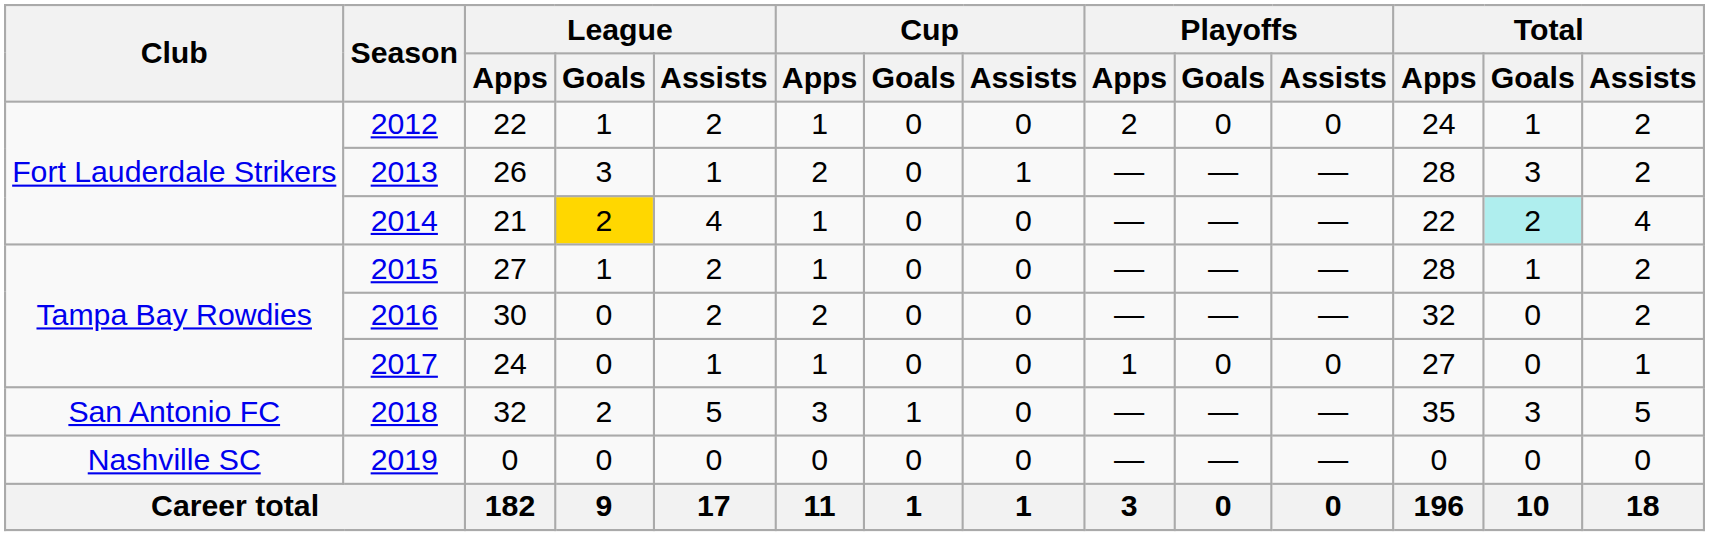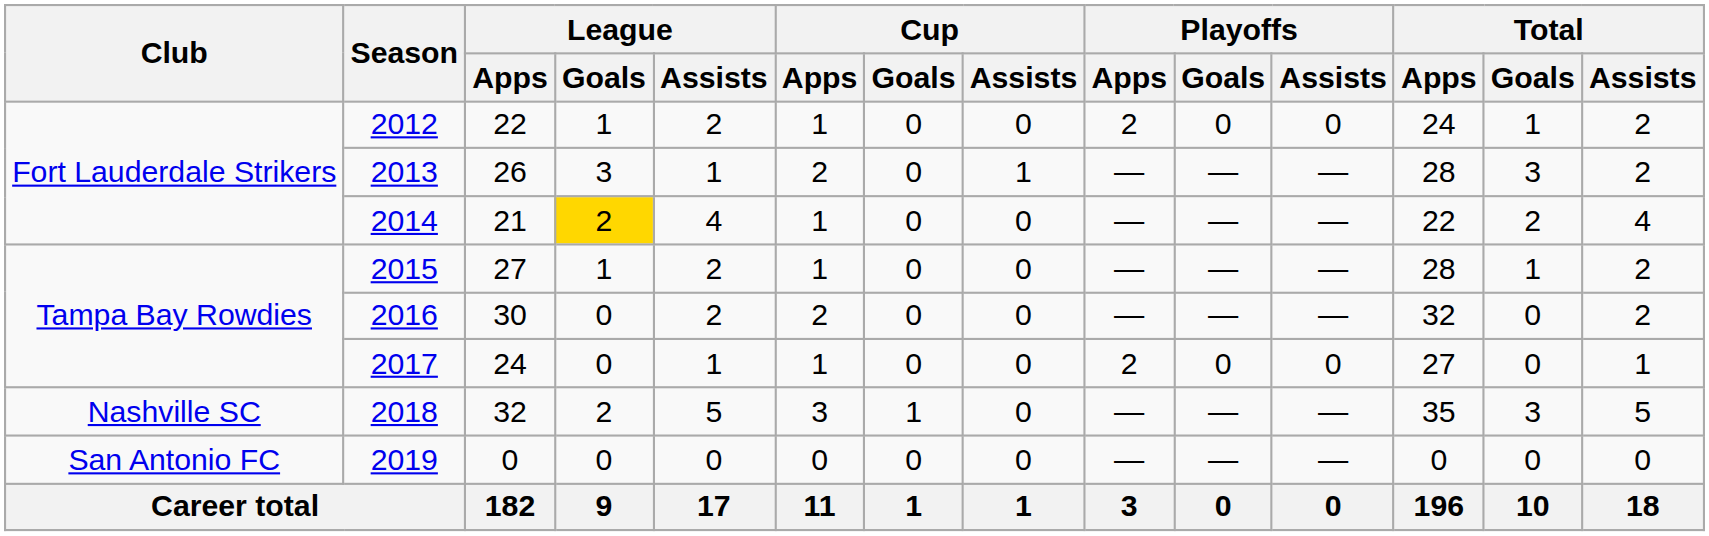(1533, 220) paleturquoise background -> (1533, 220) no background
(1129, 364) 1 -> (1129, 364) 2
(174, 412) San Antonio FC -> (174, 412) Nashville SC
(174, 459) Nashville SC -> (174, 459) San Antonio FC
